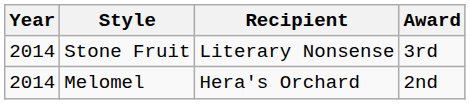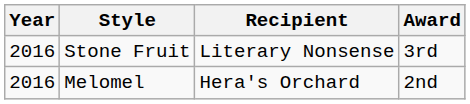(32, 51) 2014 -> (32, 51) 2016
(32, 83) 2014 -> (32, 83) 2016
